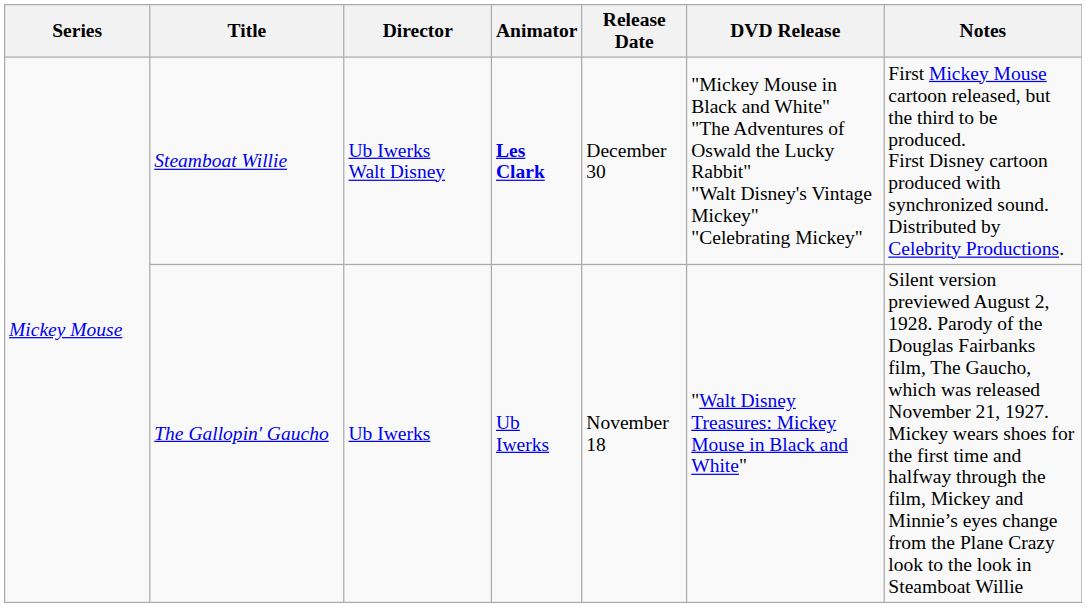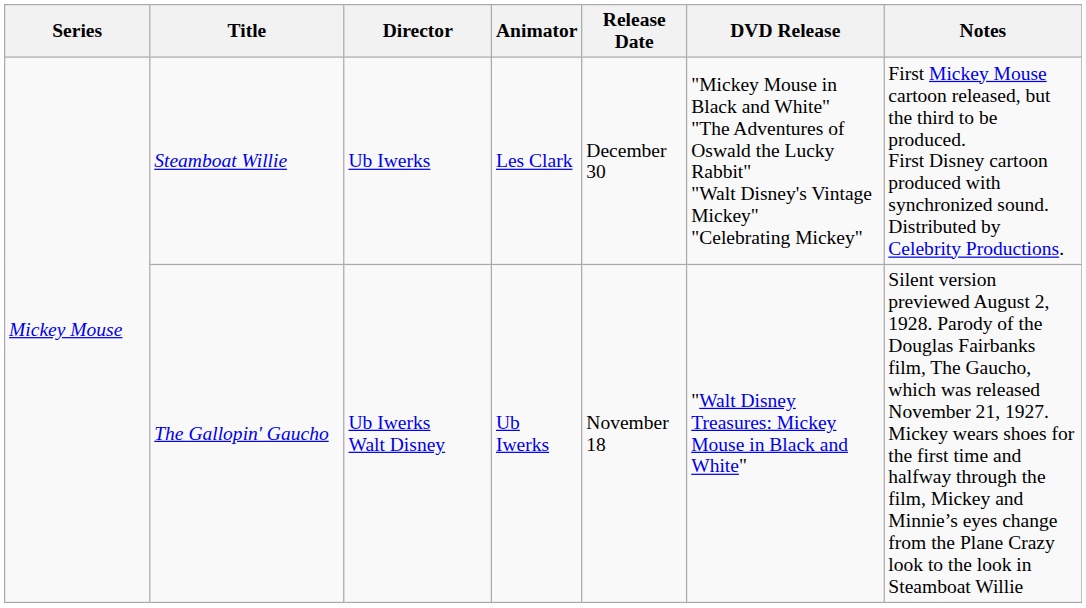(397, 160) Ub Iwerks Walt Disney -> (389, 160) Ub Iwerks
(520, 160) bold -> (534, 160) normal
(389, 433) Ub Iwerks -> (397, 433) Ub Iwerks Walt Disney
